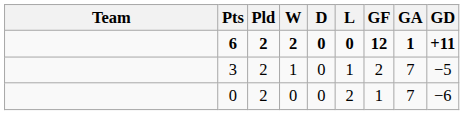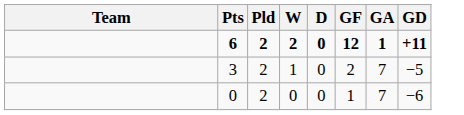- column: (350, 17)
